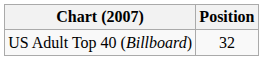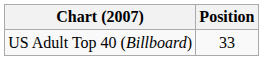(227, 42) 32 -> (227, 42) 33
